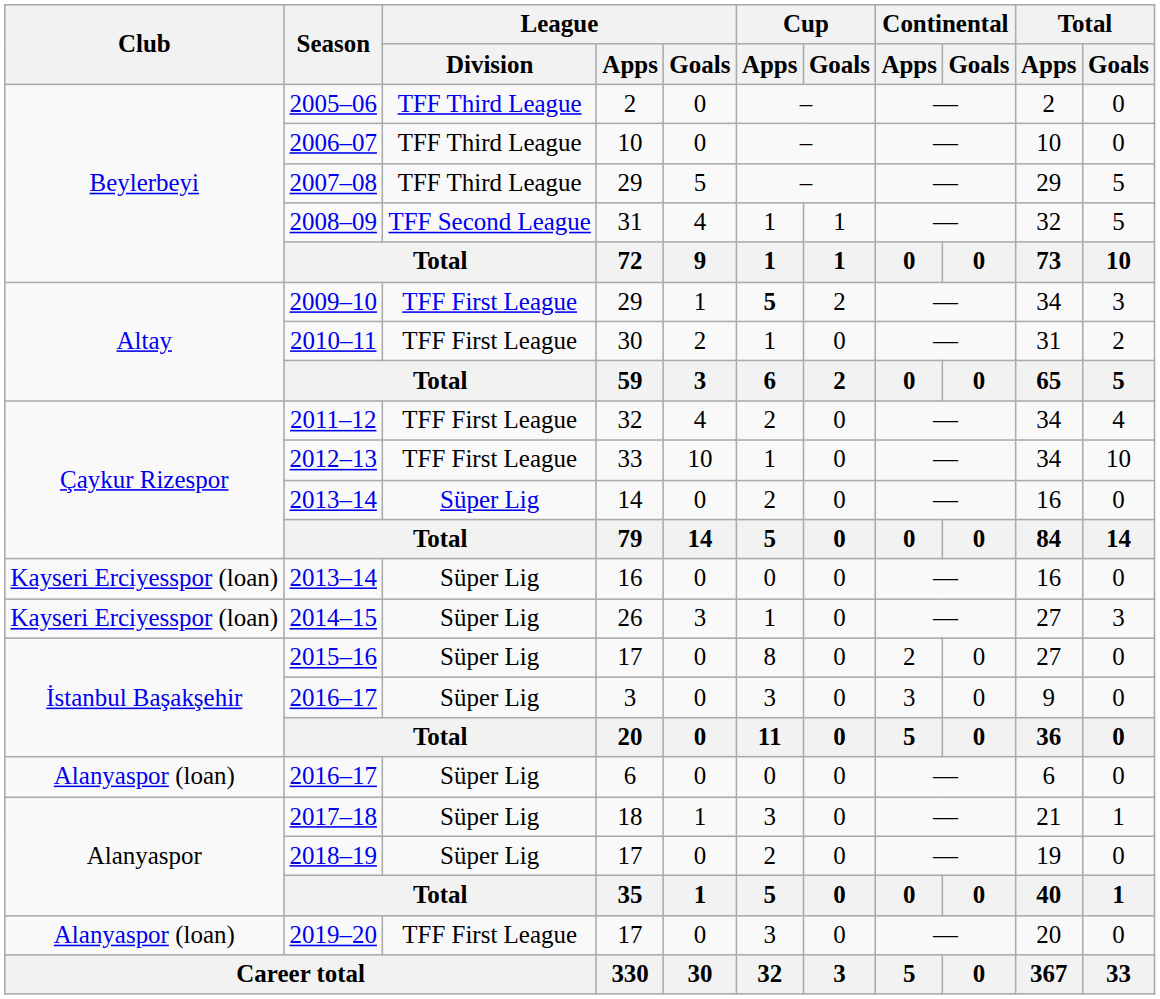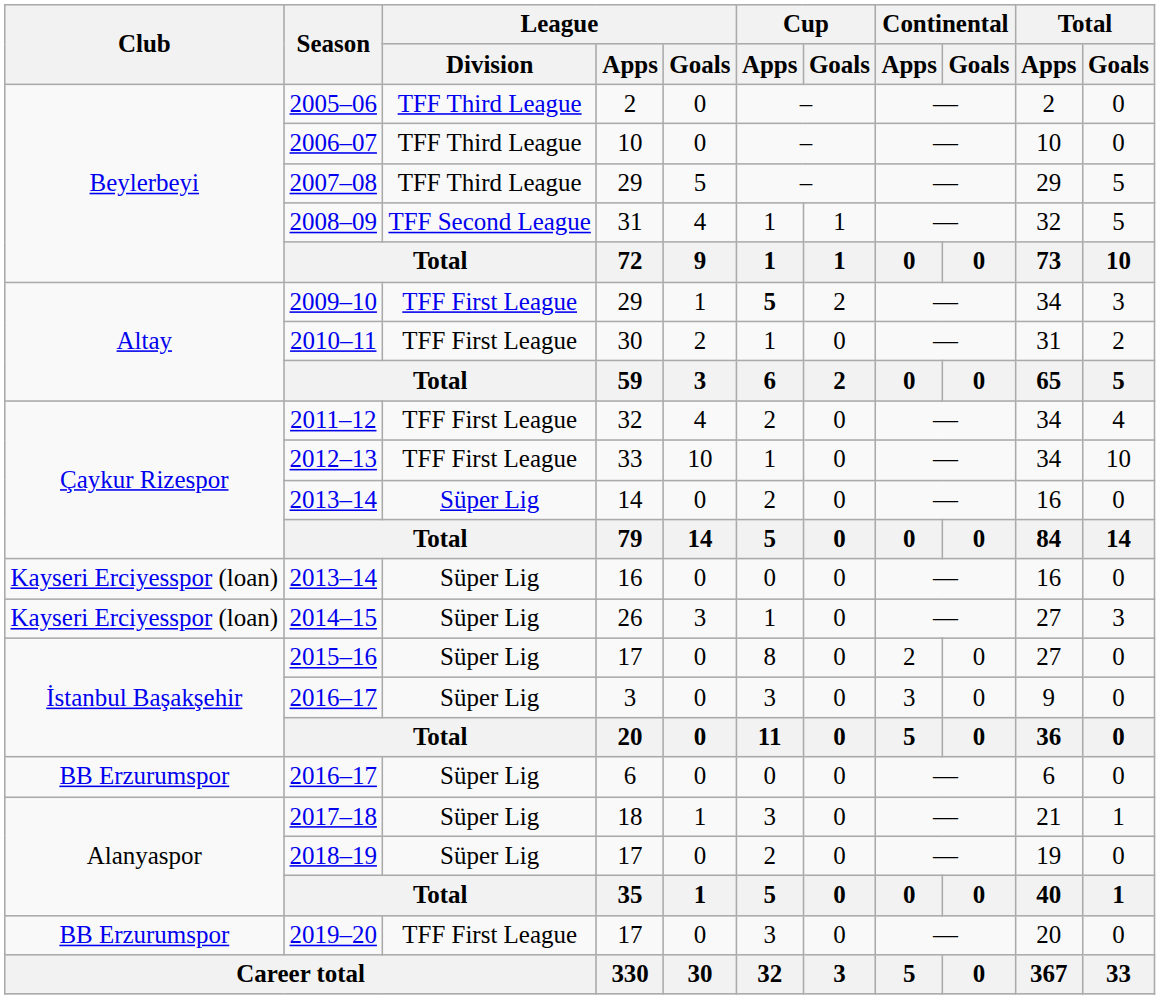(144, 776) Alanyaspor (loan) -> (144, 776) BB Erzurumspor
(144, 934) Alanyaspor (loan) -> (144, 934) BB Erzurumspor
